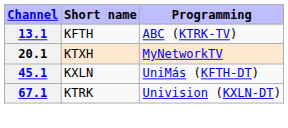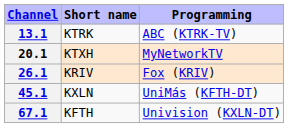(79, 34) KFTH -> (79, 34) KTRK
+ row: (33, 73)
(79, 93) KTRK -> (79, 113) KFTH
